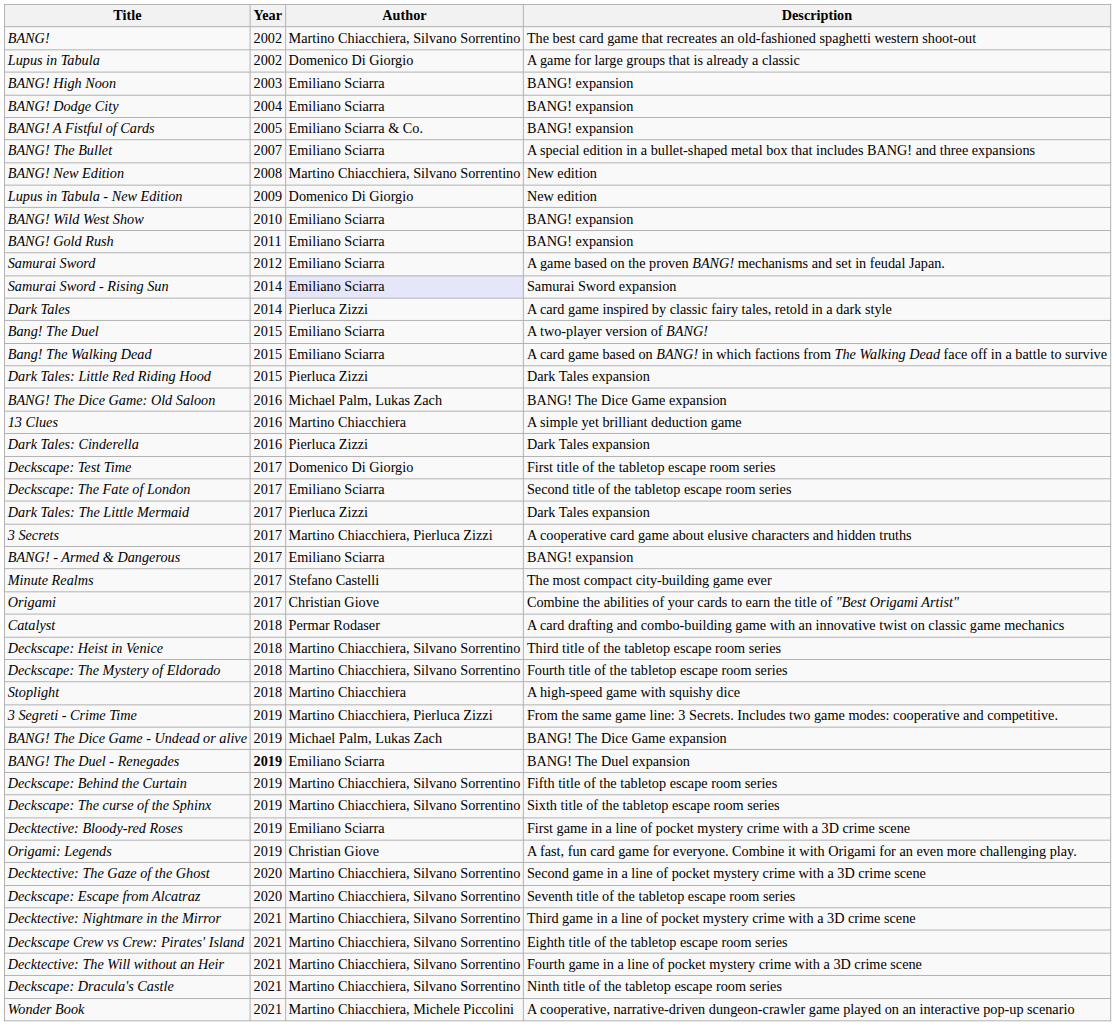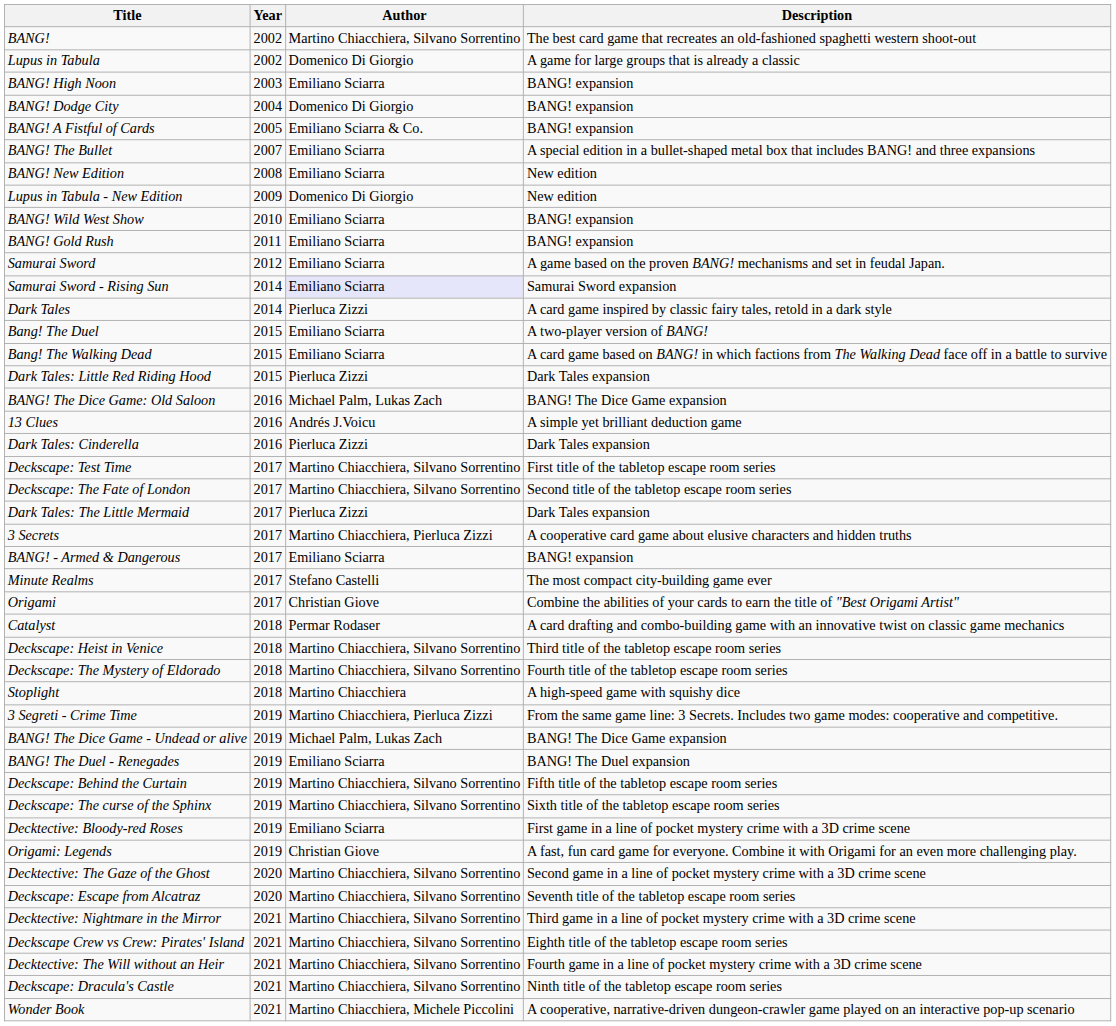(337, 106) Emiliano Sciarra -> (351, 106) Domenico Di Giorgio
(404, 173) Martino Chiacchiera, Silvano Sorrentino -> (337, 173) Emiliano Sciarra
(347, 422) Martino Chiacchiera -> (332, 422) Andrés J.Voicu
(351, 467) Domenico Di Giorgio -> (404, 467) Martino Chiacchiera, Silvano Sorrentino
(337, 490) Emiliano Sciarra -> (404, 490) Martino Chiacchiera, Silvano Sorrentino
(268, 761) bold -> (268, 761) normal
